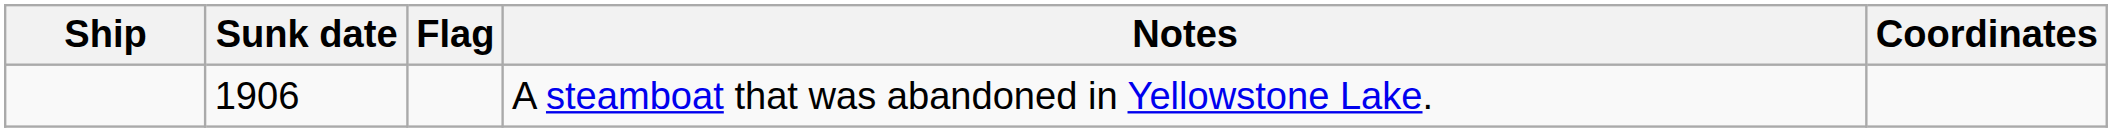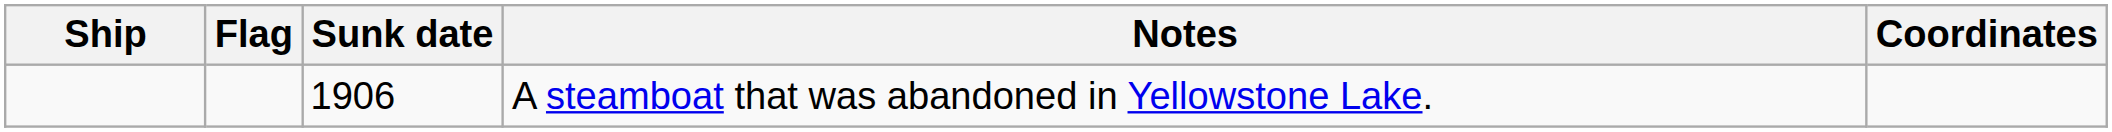columns swapped: (455, 34) <-> (307, 34)
